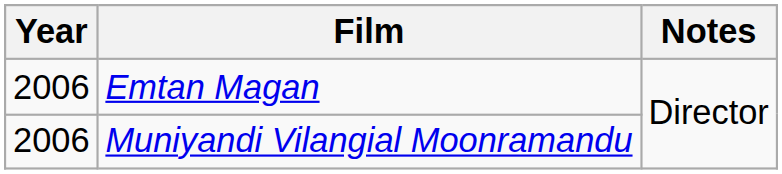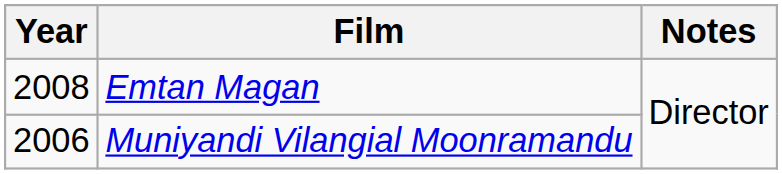(51, 86) 2006 -> (51, 86) 2008
